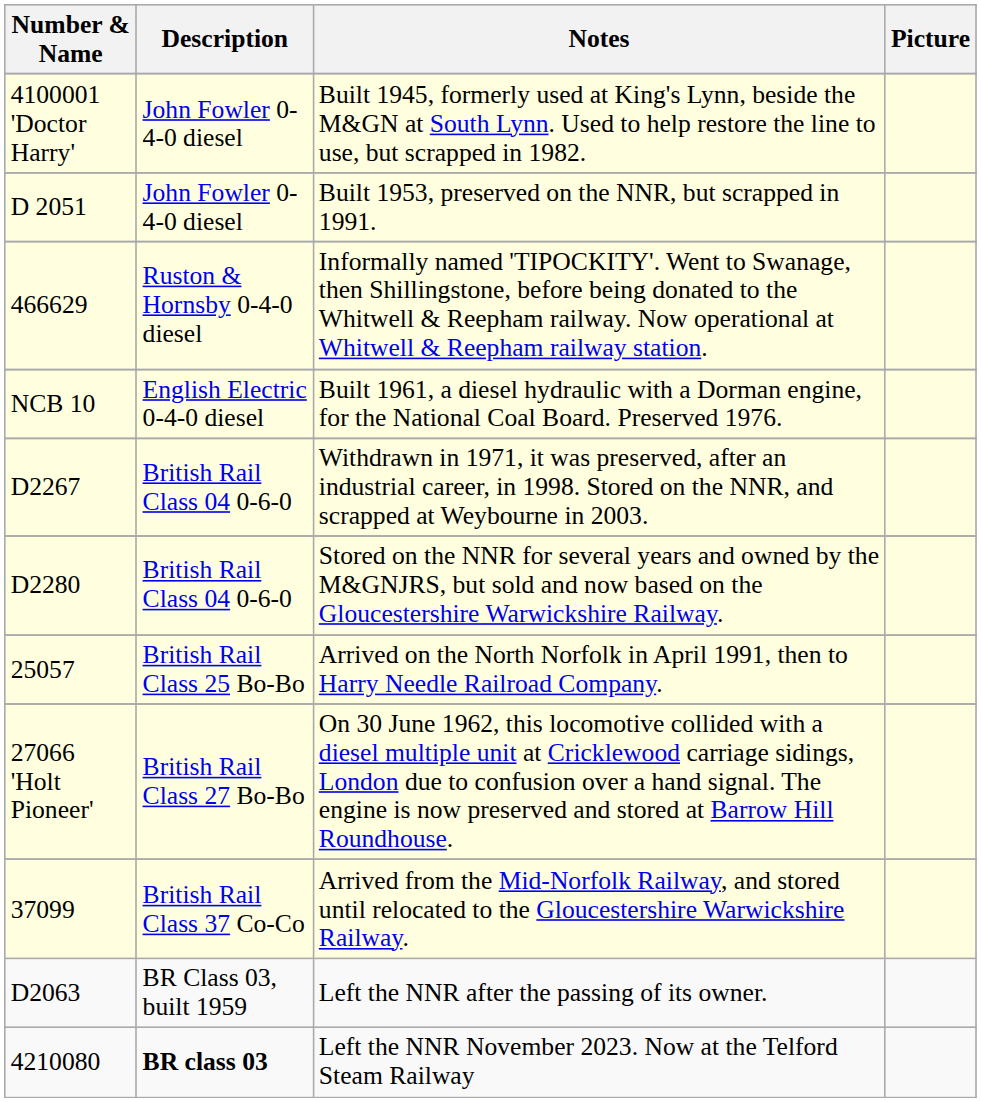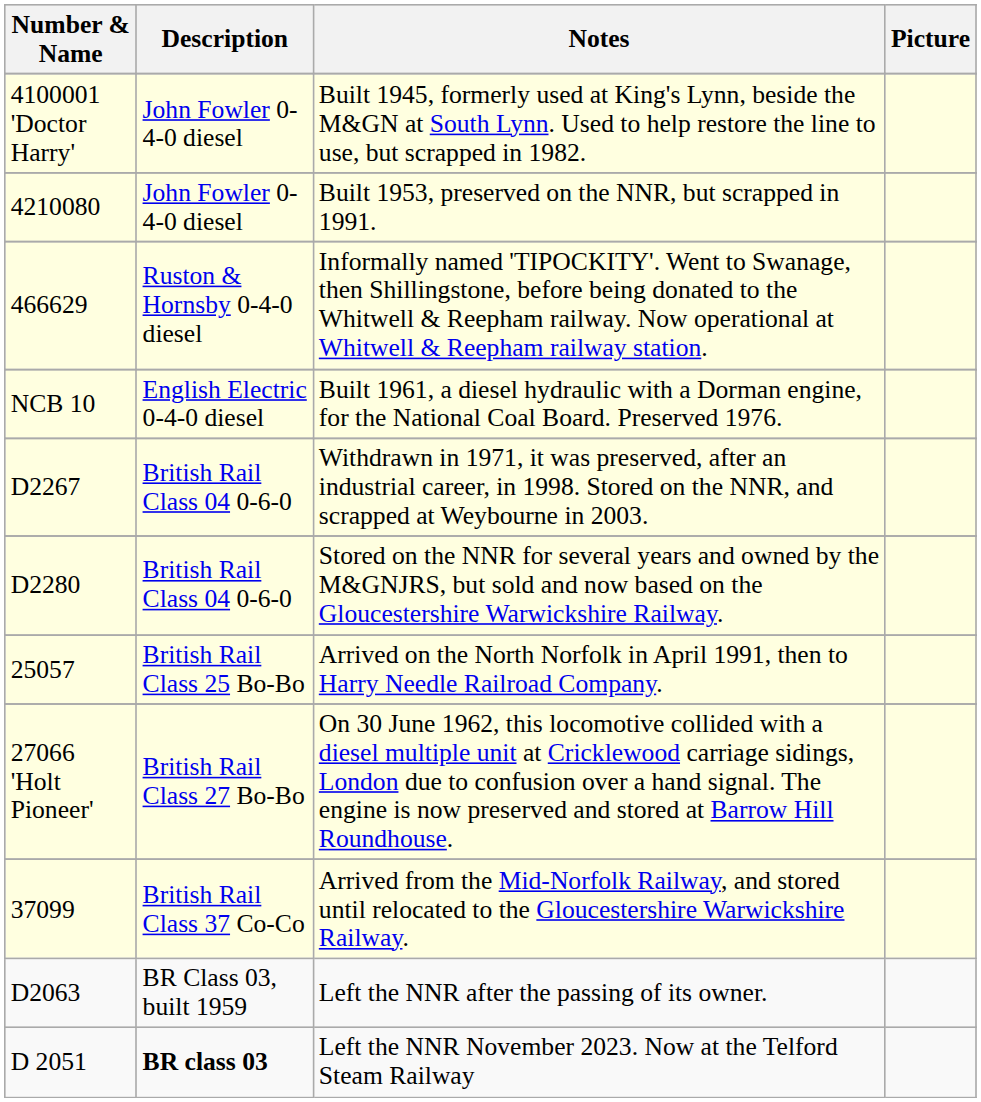(49, 206) D 2051 -> (56, 206) 4210080
(56, 1061) 4210080 -> (49, 1061) D 2051
